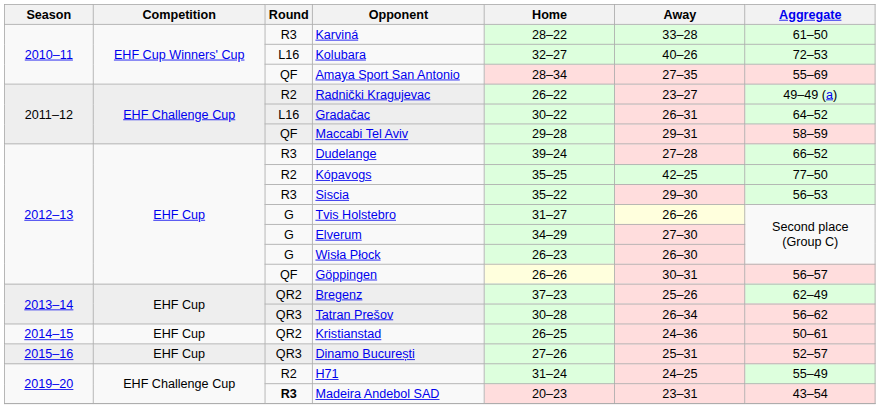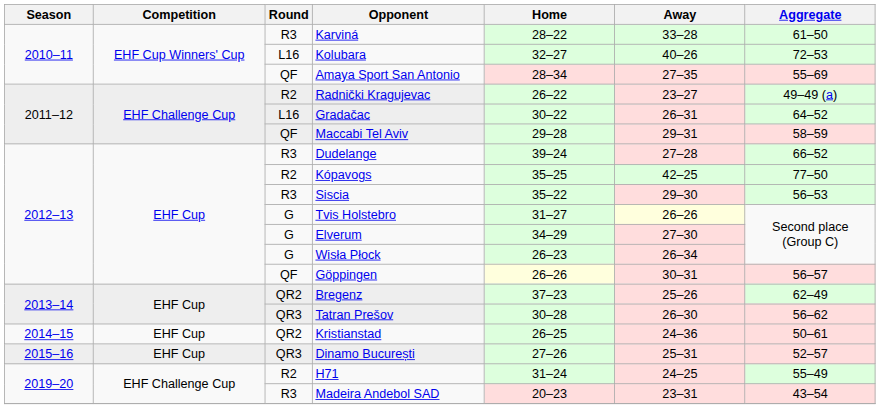(680, 254) 26–30 -> (680, 254) 26–34
(680, 314) 26–34 -> (680, 314) 26–30
(289, 394) bold -> (289, 394) normal
